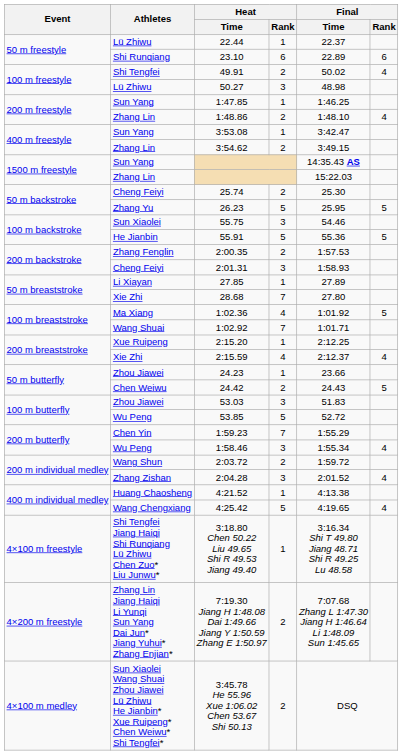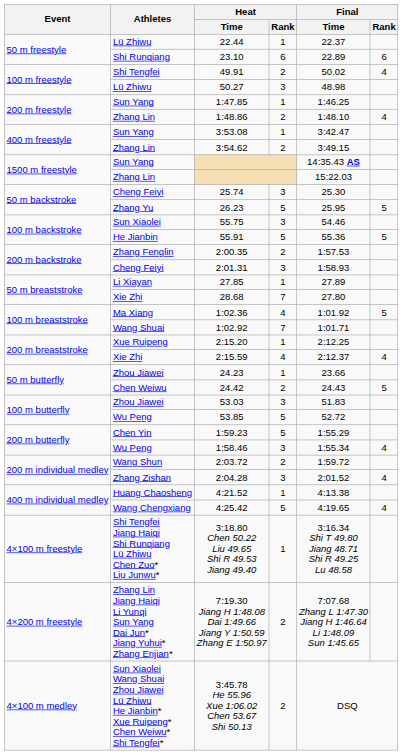(283, 192) 2 -> (283, 192) 3
(283, 433) 7 -> (283, 433) 5
